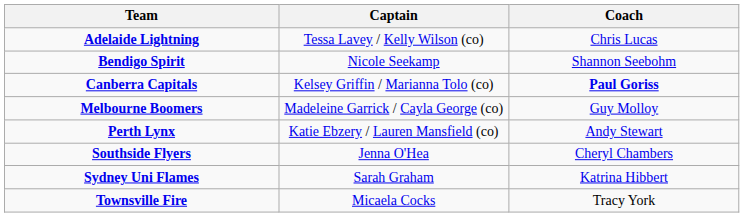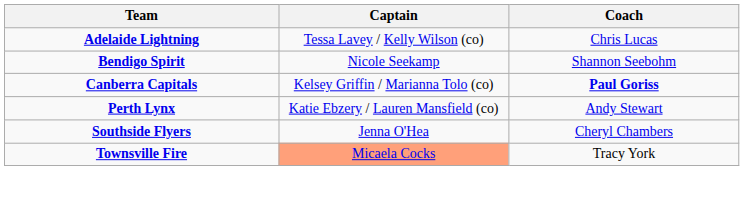- row: (141, 108)
- row: (141, 177)
(394, 200) no background -> (394, 154) lightsalmon background
